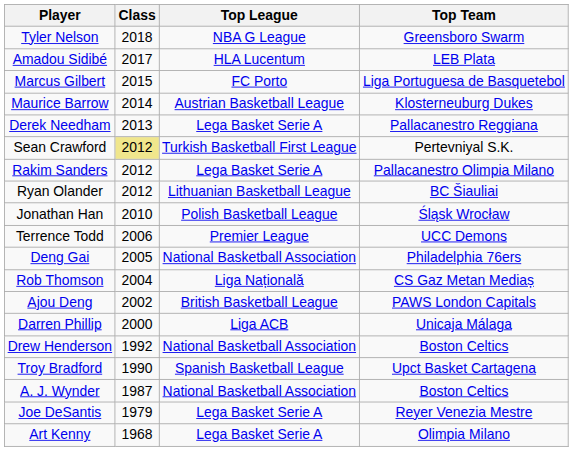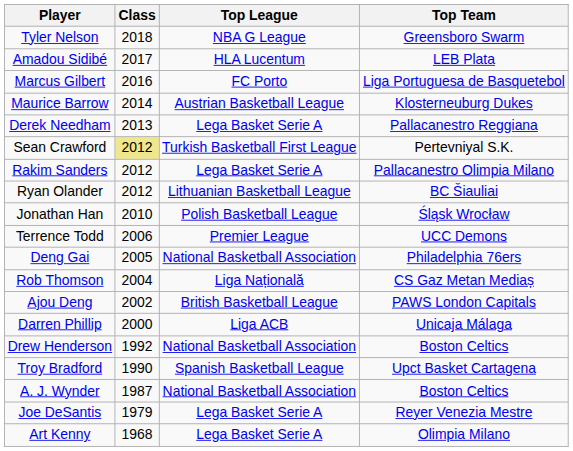(137, 81) 2015 -> (137, 81) 2016
